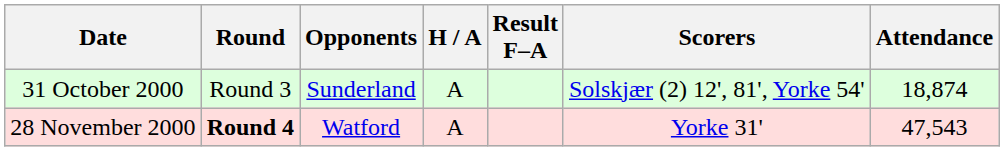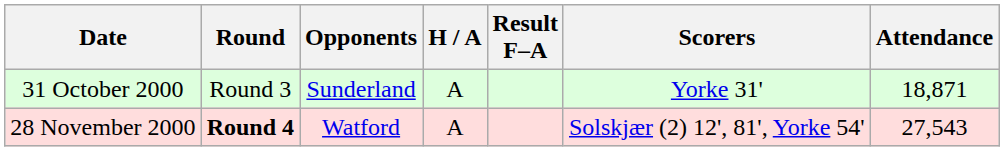(717, 88) Solskjær (2) 12', 81', Yorke 54' -> (717, 88) Yorke 31'
(934, 88) 18,874 -> (934, 88) 18,871
(717, 126) Yorke 31' -> (717, 126) Solskjær (2) 12', 81', Yorke 54'
(934, 126) 47,543 -> (934, 126) 27,543
